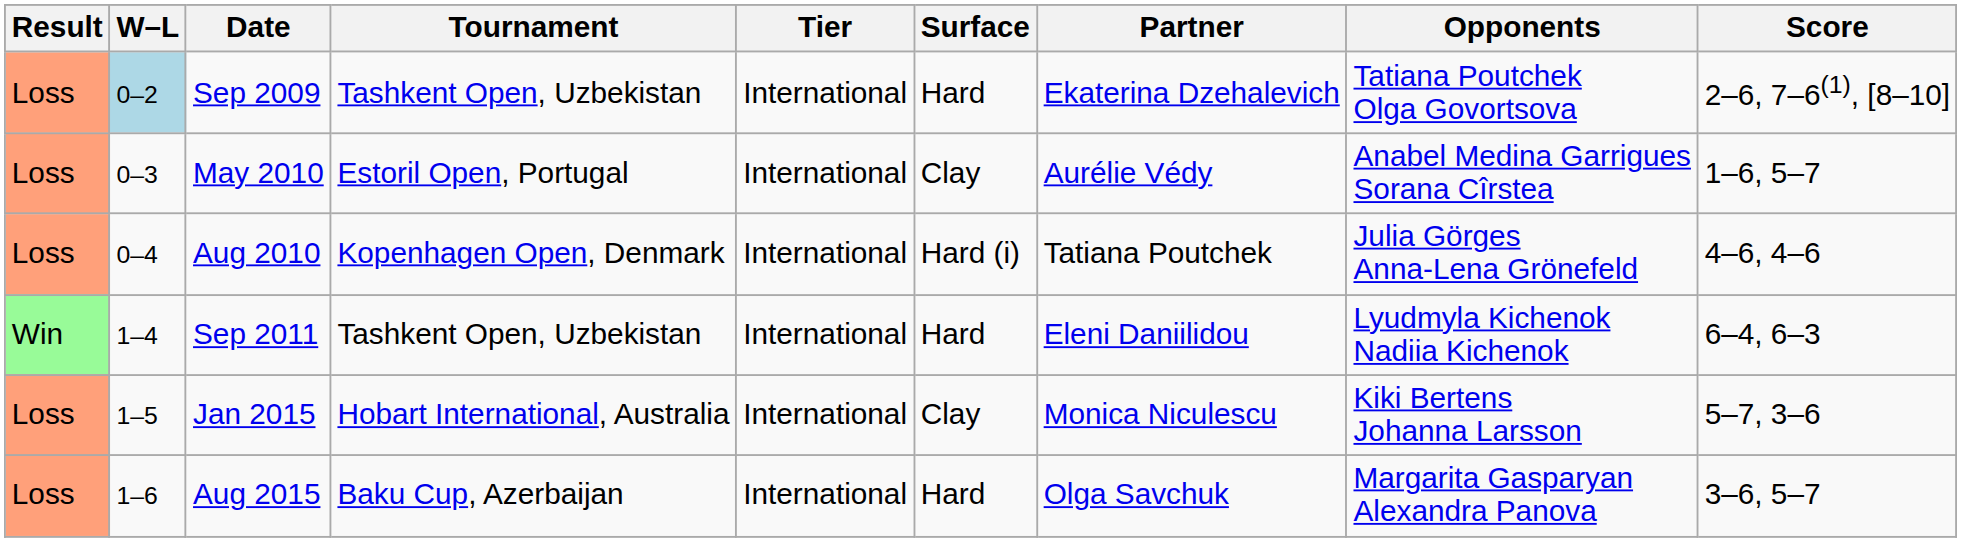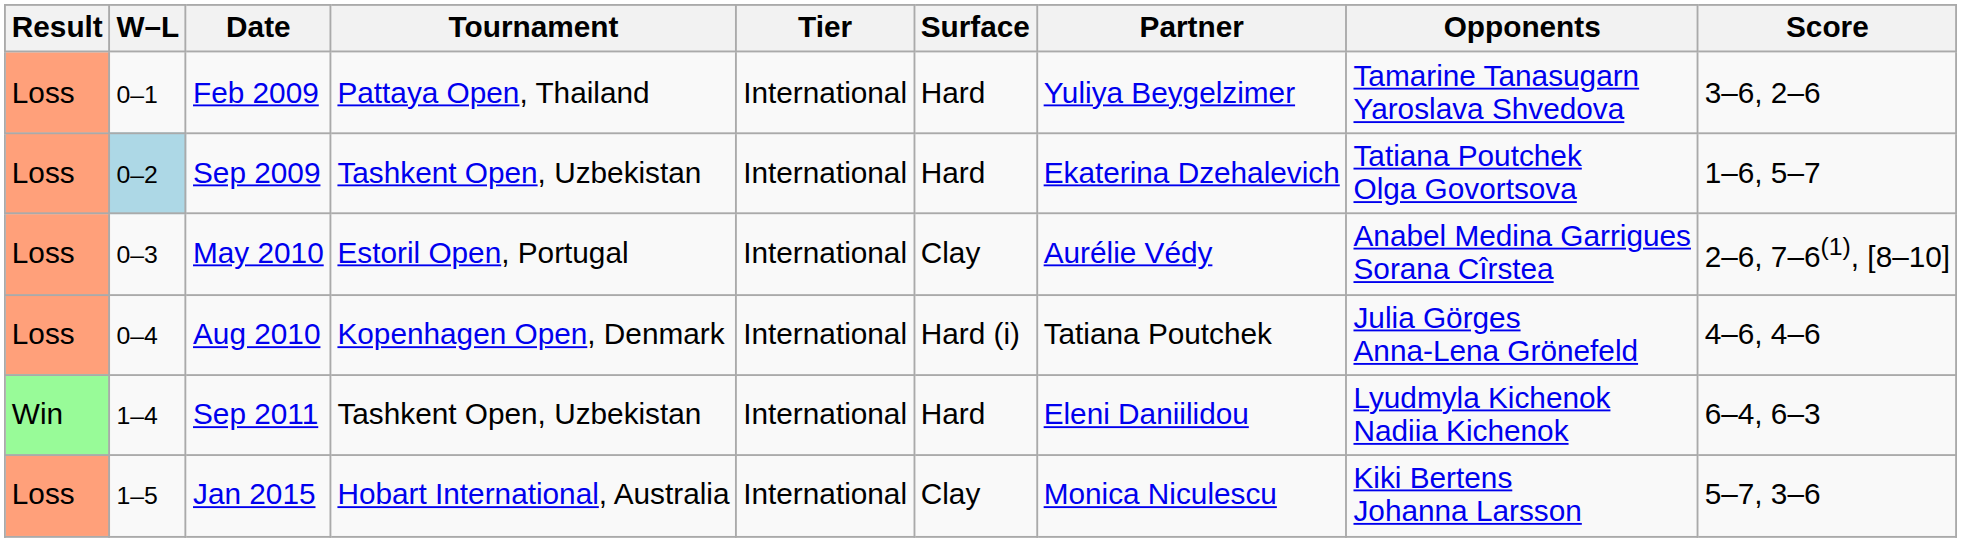+ row: (256, 92)
(1827, 92) 2–6, 7–6(1), [8–10] -> (1763, 172) 1–6, 5–7
(1763, 172) 1–6, 5–7 -> (1827, 253) 2–6, 7–6(1), [8–10]
- row: (257, 495)
